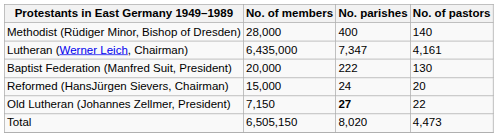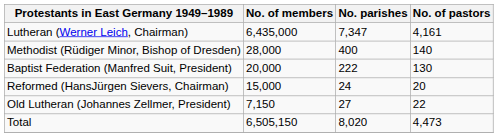rows swapped: (98, 50) <-> (124, 31)
(345, 104) bold -> (345, 104) normal
